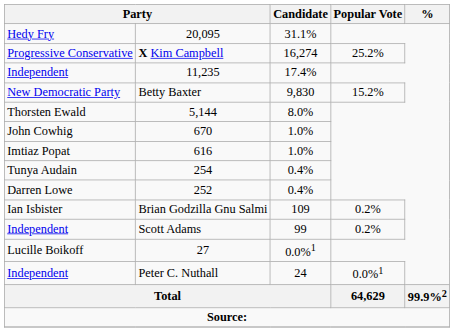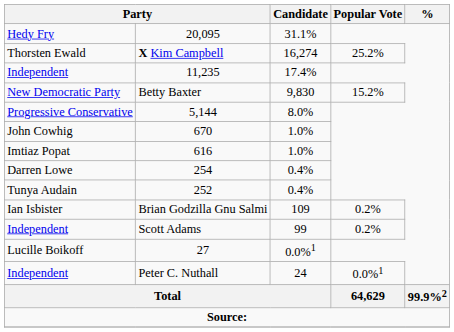(70, 53) Progressive Conservative -> (46, 53) Thorsten Ewald
(46, 111) Thorsten Ewald -> (70, 111) Progressive Conservative
(42, 170) Tunya Audain -> (40, 170) Darren Lowe
(40, 190) Darren Lowe -> (42, 190) Tunya Audain
